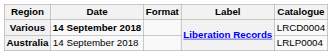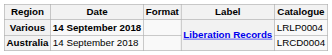(301, 27) LRCD0004 -> (300, 27) LRLP0004
(300, 43) LRLP0004 -> (301, 43) LRCD0004
